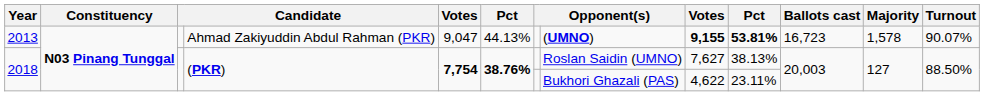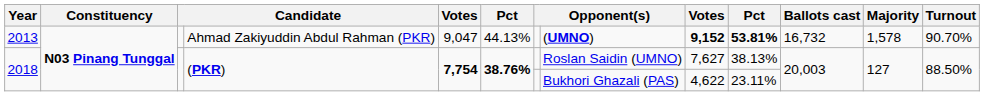(708, 37) 9,155 -> (708, 37) 9,152
(805, 37) 16,723 -> (805, 37) 16,732
(949, 37) 90.07% -> (949, 37) 90.70%
